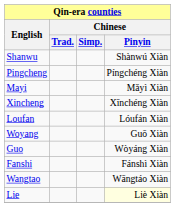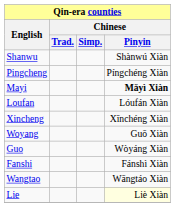(147, 88) normal -> (146, 88) bold
rows swapped: (25, 103) <-> (20, 118)
